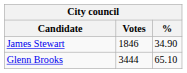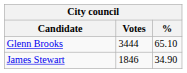rows swapped: (35, 60) <-> (36, 44)
